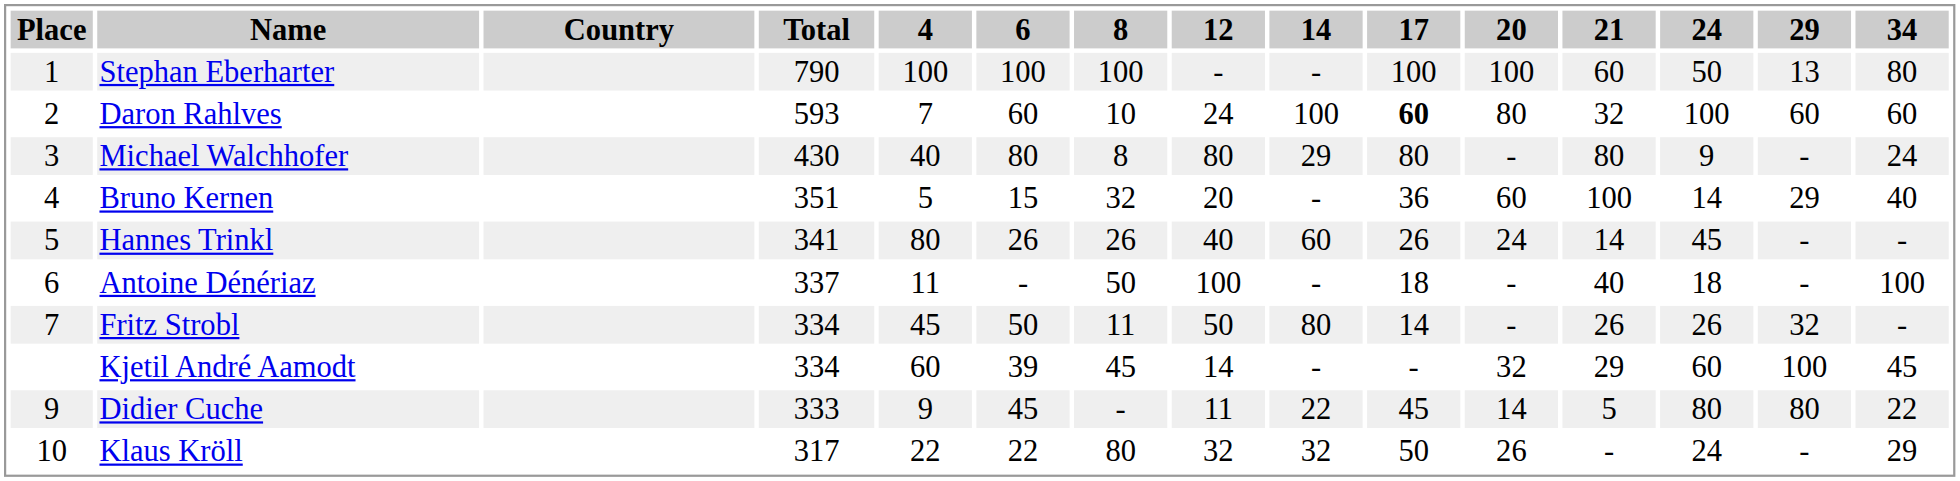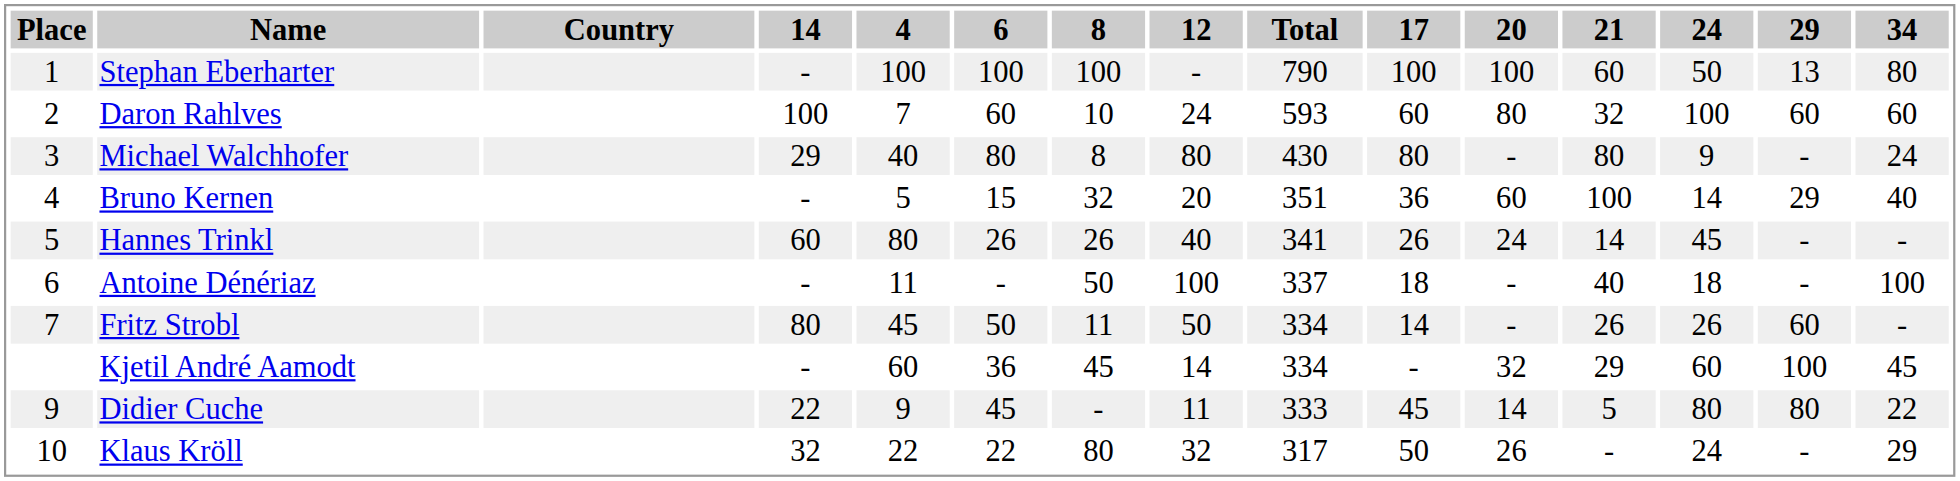columns swapped: (817, 30) <-> (1316, 30)
(1414, 114) bold -> (1414, 114) normal
(1804, 325) 32 -> (1804, 325) 60
(1023, 367) 39 -> (1001, 367) 36
